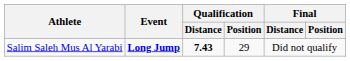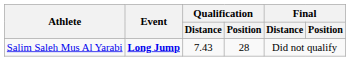(203, 47) bold -> (203, 47) normal
(244, 47) 29 -> (244, 47) 28
